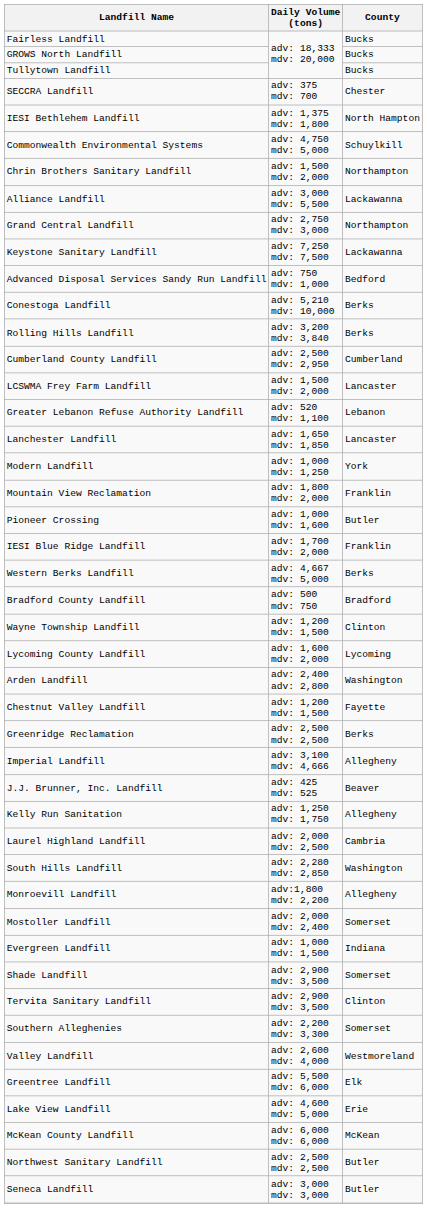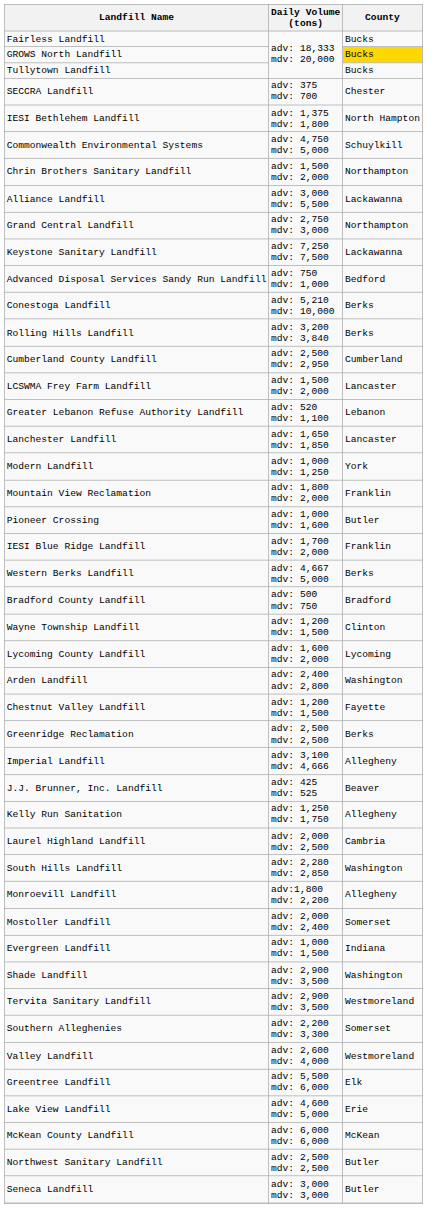(359, 55) no background -> (359, 55) gold background
(368, 975) Somerset -> (374, 975) Washington
(365, 1002) Clinton -> (380, 1002) Westmoreland
